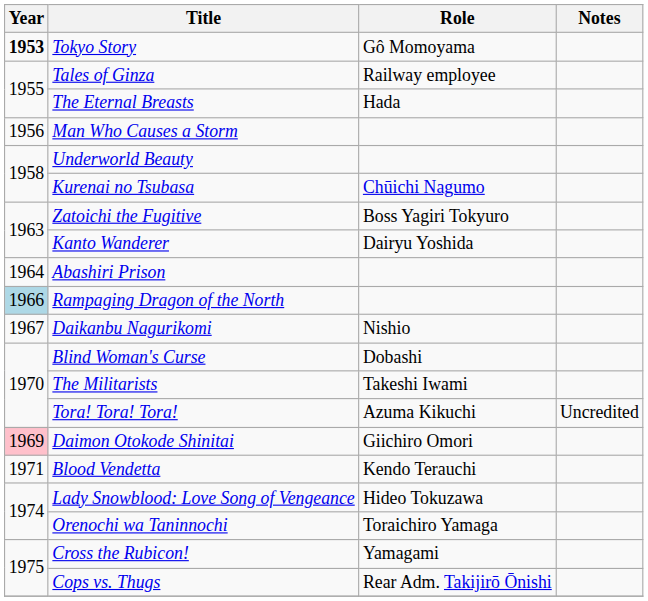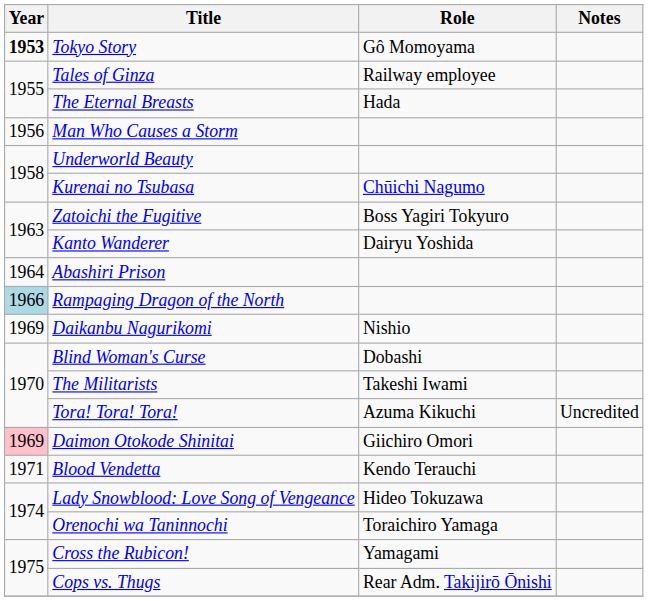(26, 328) 1967 -> (26, 328) 1969
